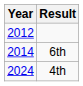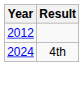- row: (58, 52)
